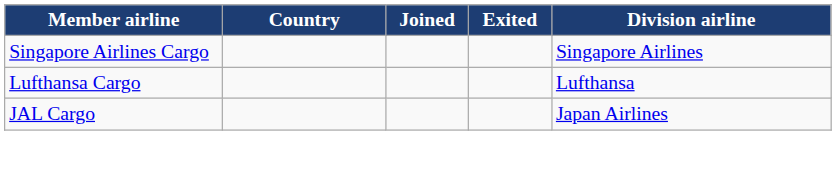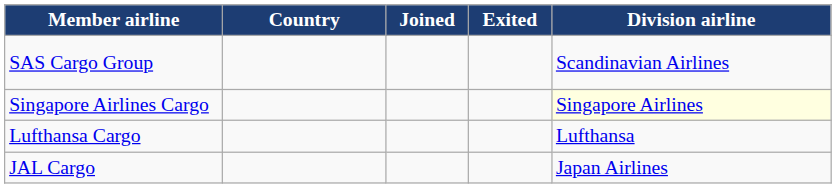+ row: (81, 62)
(629, 51) no background -> (629, 104) lightyellow background
